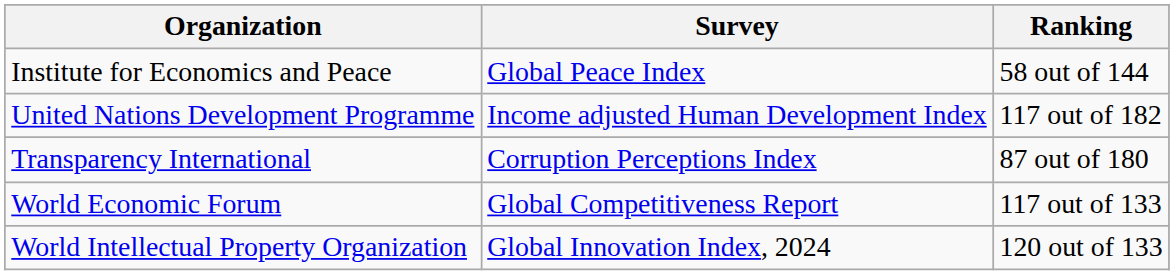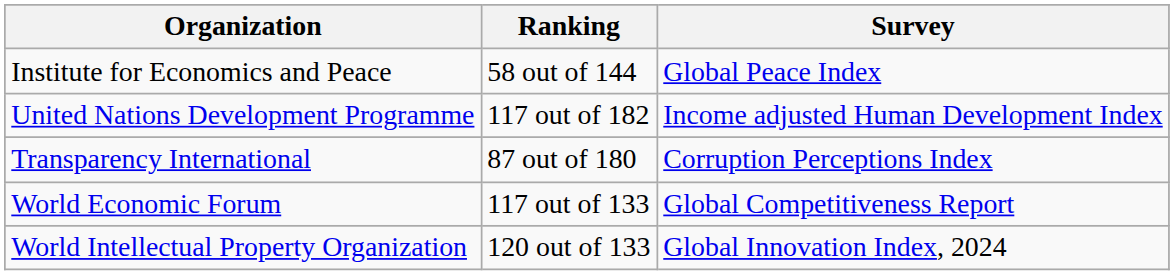columns swapped: (737, 26) <-> (1081, 26)
